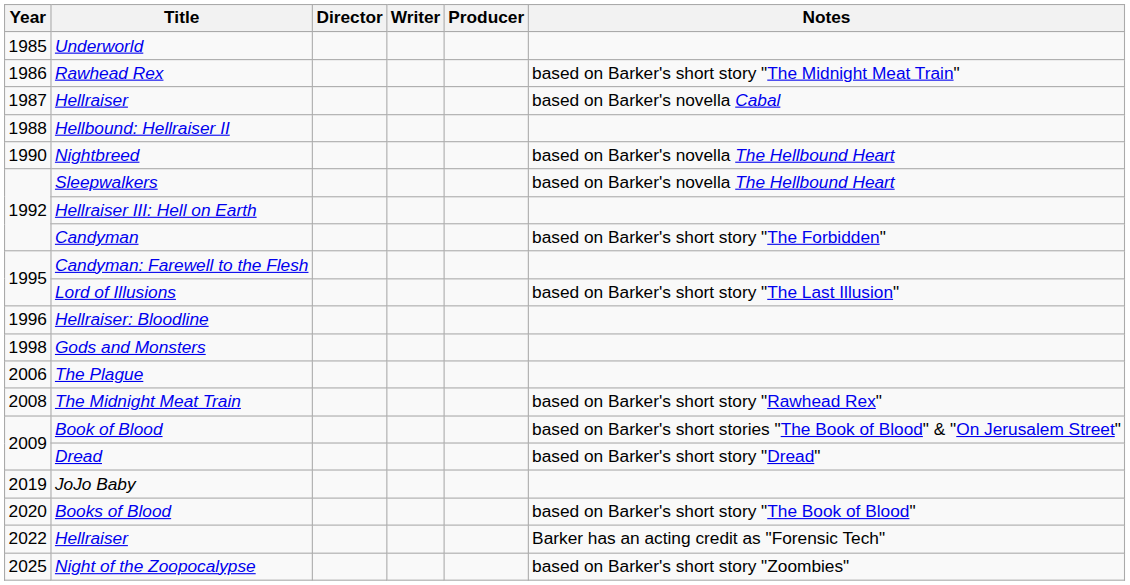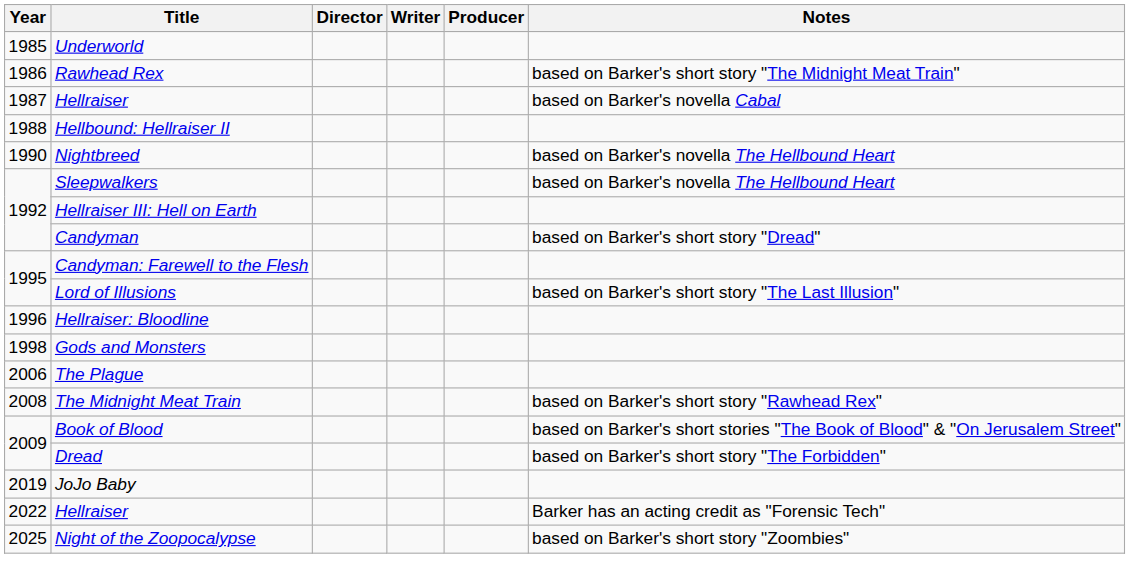(709, 237) based on Barker's short story "The Forbidden" -> (676, 237) based on Barker's short story "Dread"
(676, 456) based on Barker's short story "Dread" -> (709, 456) based on Barker's short story "The Forbidden"
- row: (28, 511)
